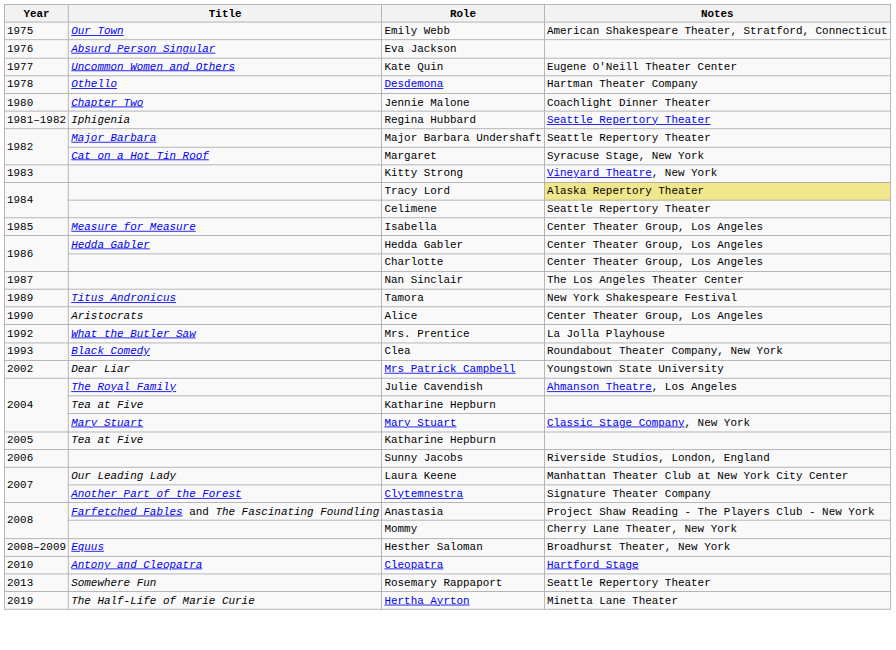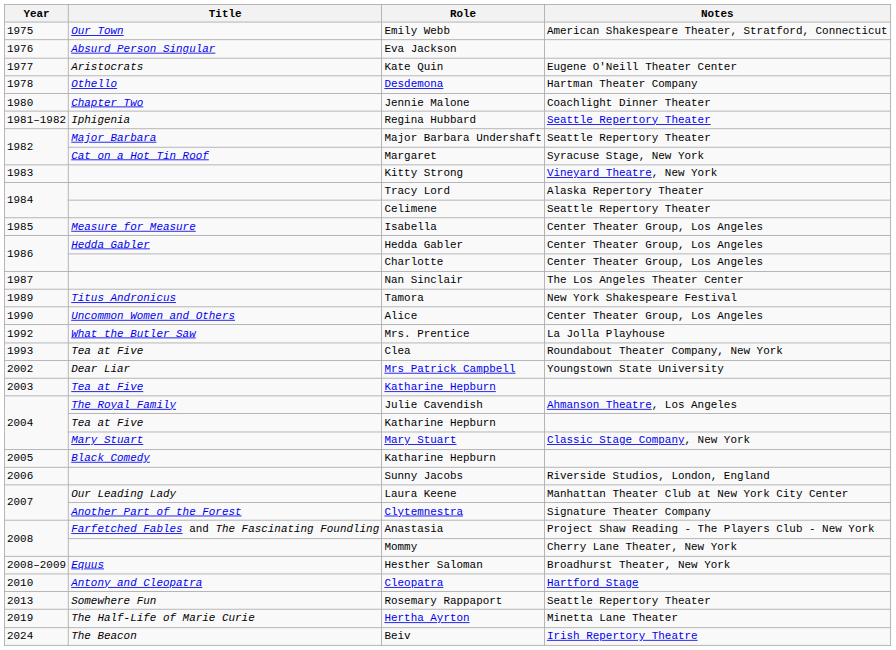(153, 67) Uncommon Women and Others -> (107, 67) Aristocrats
(626, 191) khaki background -> (626, 191) no background
(107, 316) Aristocrats -> (153, 316) Uncommon Women and Others
(111, 351) Black Comedy -> (107, 351) Tea at Five
+ row: (20, 387)
(107, 440) Tea at Five -> (111, 458) Black Comedy
+ row: (20, 636)
